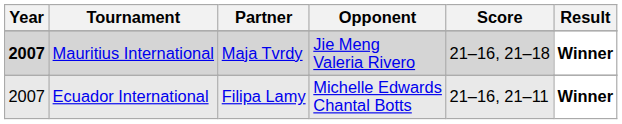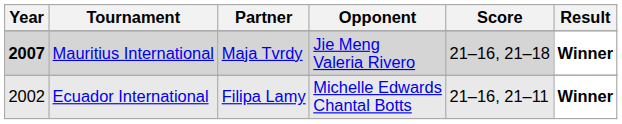(27, 97) 2007 -> (27, 97) 2002
